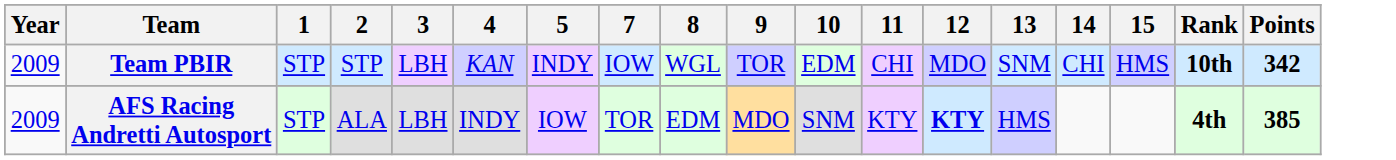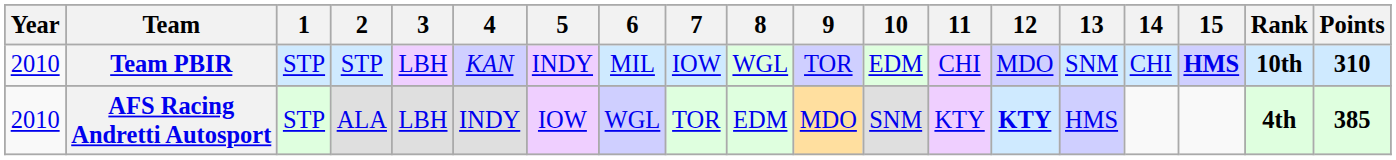+ column: (632, 24)
(35, 64) 2009 -> (35, 64) 2010
(1143, 64) normal -> (1211, 64) bold
(1282, 64) 342 -> (1352, 64) 310
(35, 119) 2009 -> (35, 119) 2010
